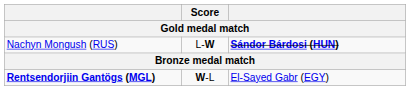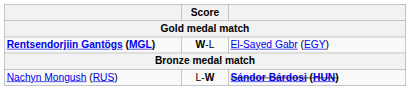rows swapped: (62, 45) <-> (81, 77)
